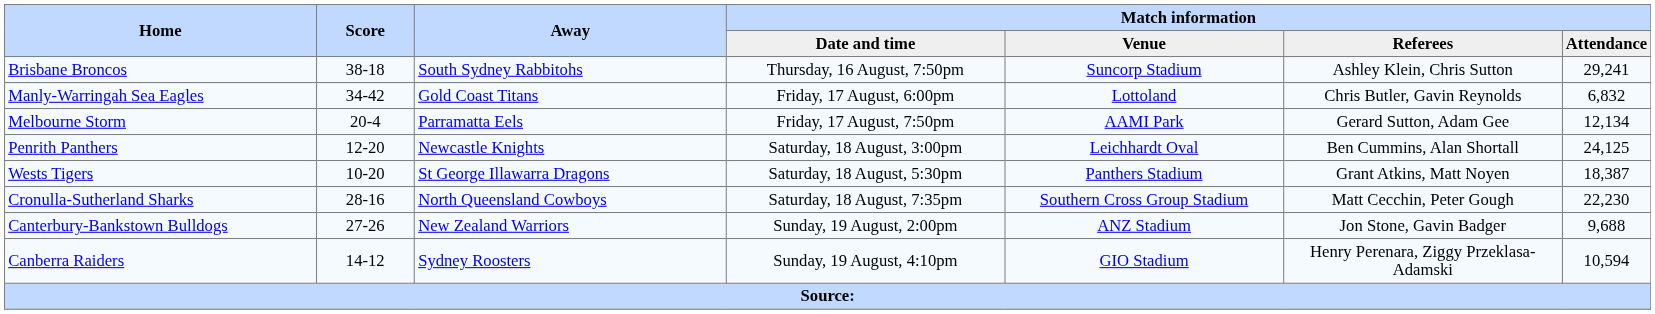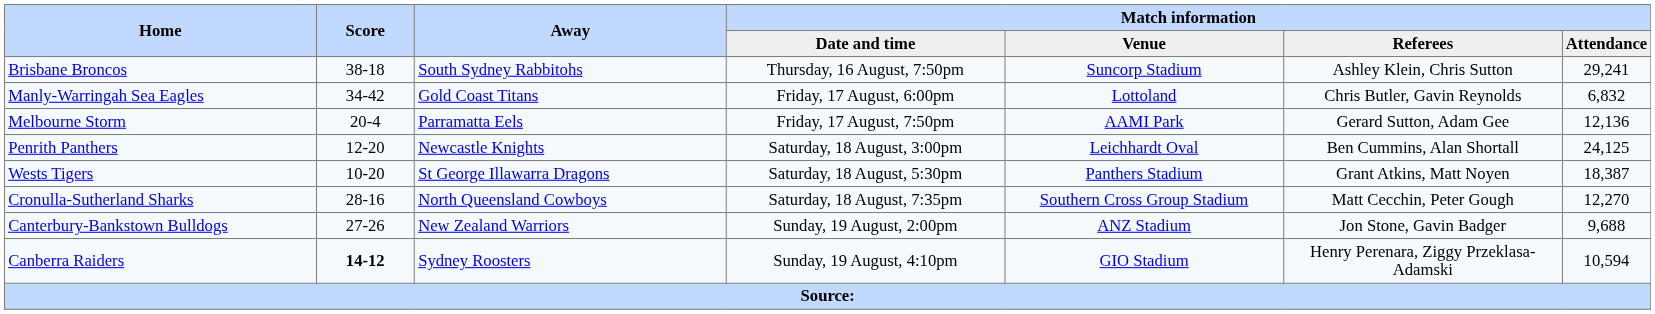(1606, 121) 12,134 -> (1606, 121) 12,136
(1606, 199) 22,230 -> (1606, 199) 12,270
(365, 260) normal -> (365, 260) bold
